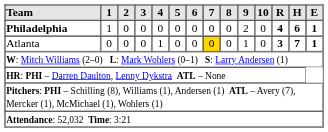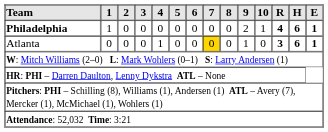(263, 28) 0 -> (263, 28) 1
(297, 43) 7 -> (297, 43) 6
